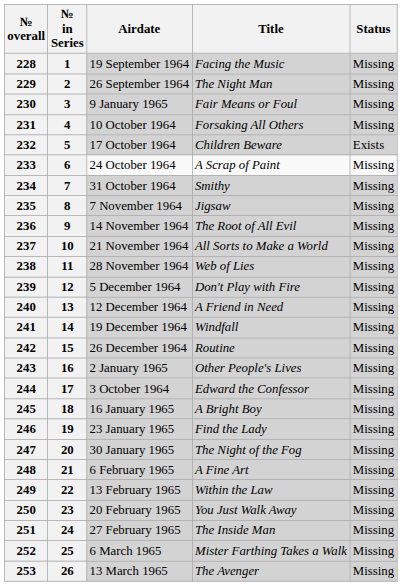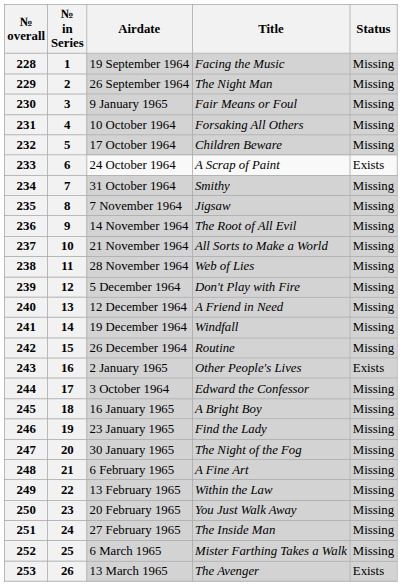(368, 144) Exists -> (373, 144) Missing
(373, 165) Missing -> (368, 165) Exists
(373, 368) Missing -> (368, 368) Exists
(373, 571) Missing -> (368, 571) Exists
